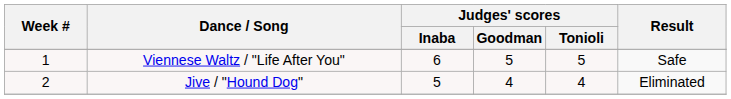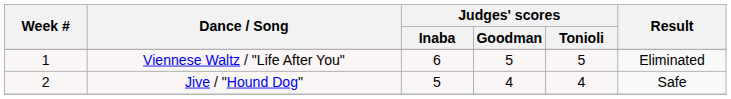(672, 60) Safe -> (672, 60) Eliminated
(672, 82) Eliminated -> (672, 82) Safe
